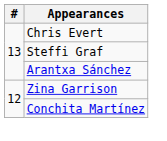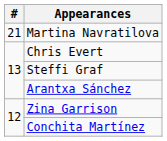+ row: (93, 33)
